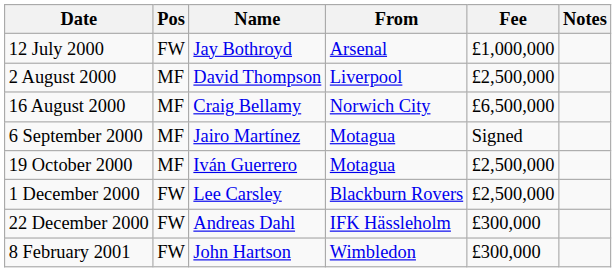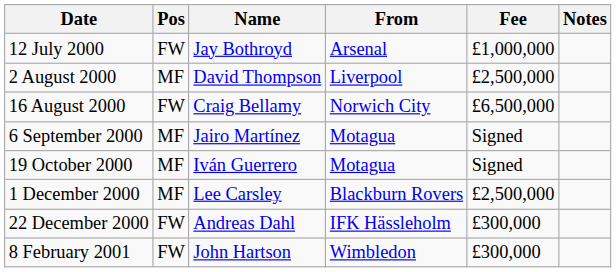(171, 106) MF -> (171, 106) FW
(513, 164) £2,500,000 -> (497, 164) Signed
(171, 194) FW -> (171, 194) MF
